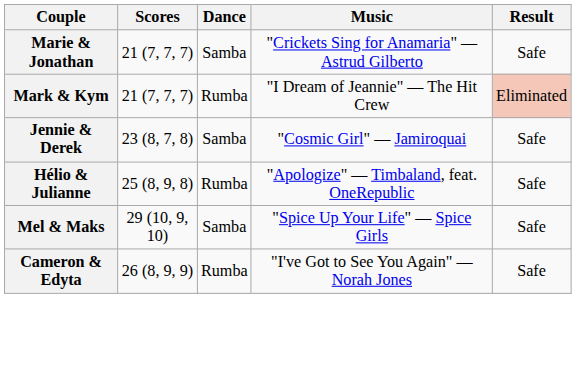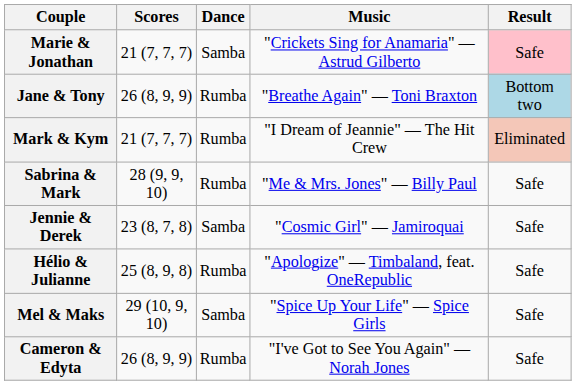(532, 52) no background -> (530, 52) pink background
+ row: (61, 95)
+ row: (61, 183)
